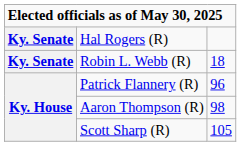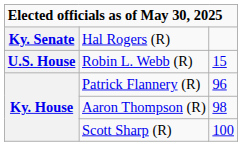(41, 61) Ky. Senate -> (42, 61) U.S. House
(218, 61) 18 -> (220, 61) 15
(221, 130) 105 -> (223, 130) 100
